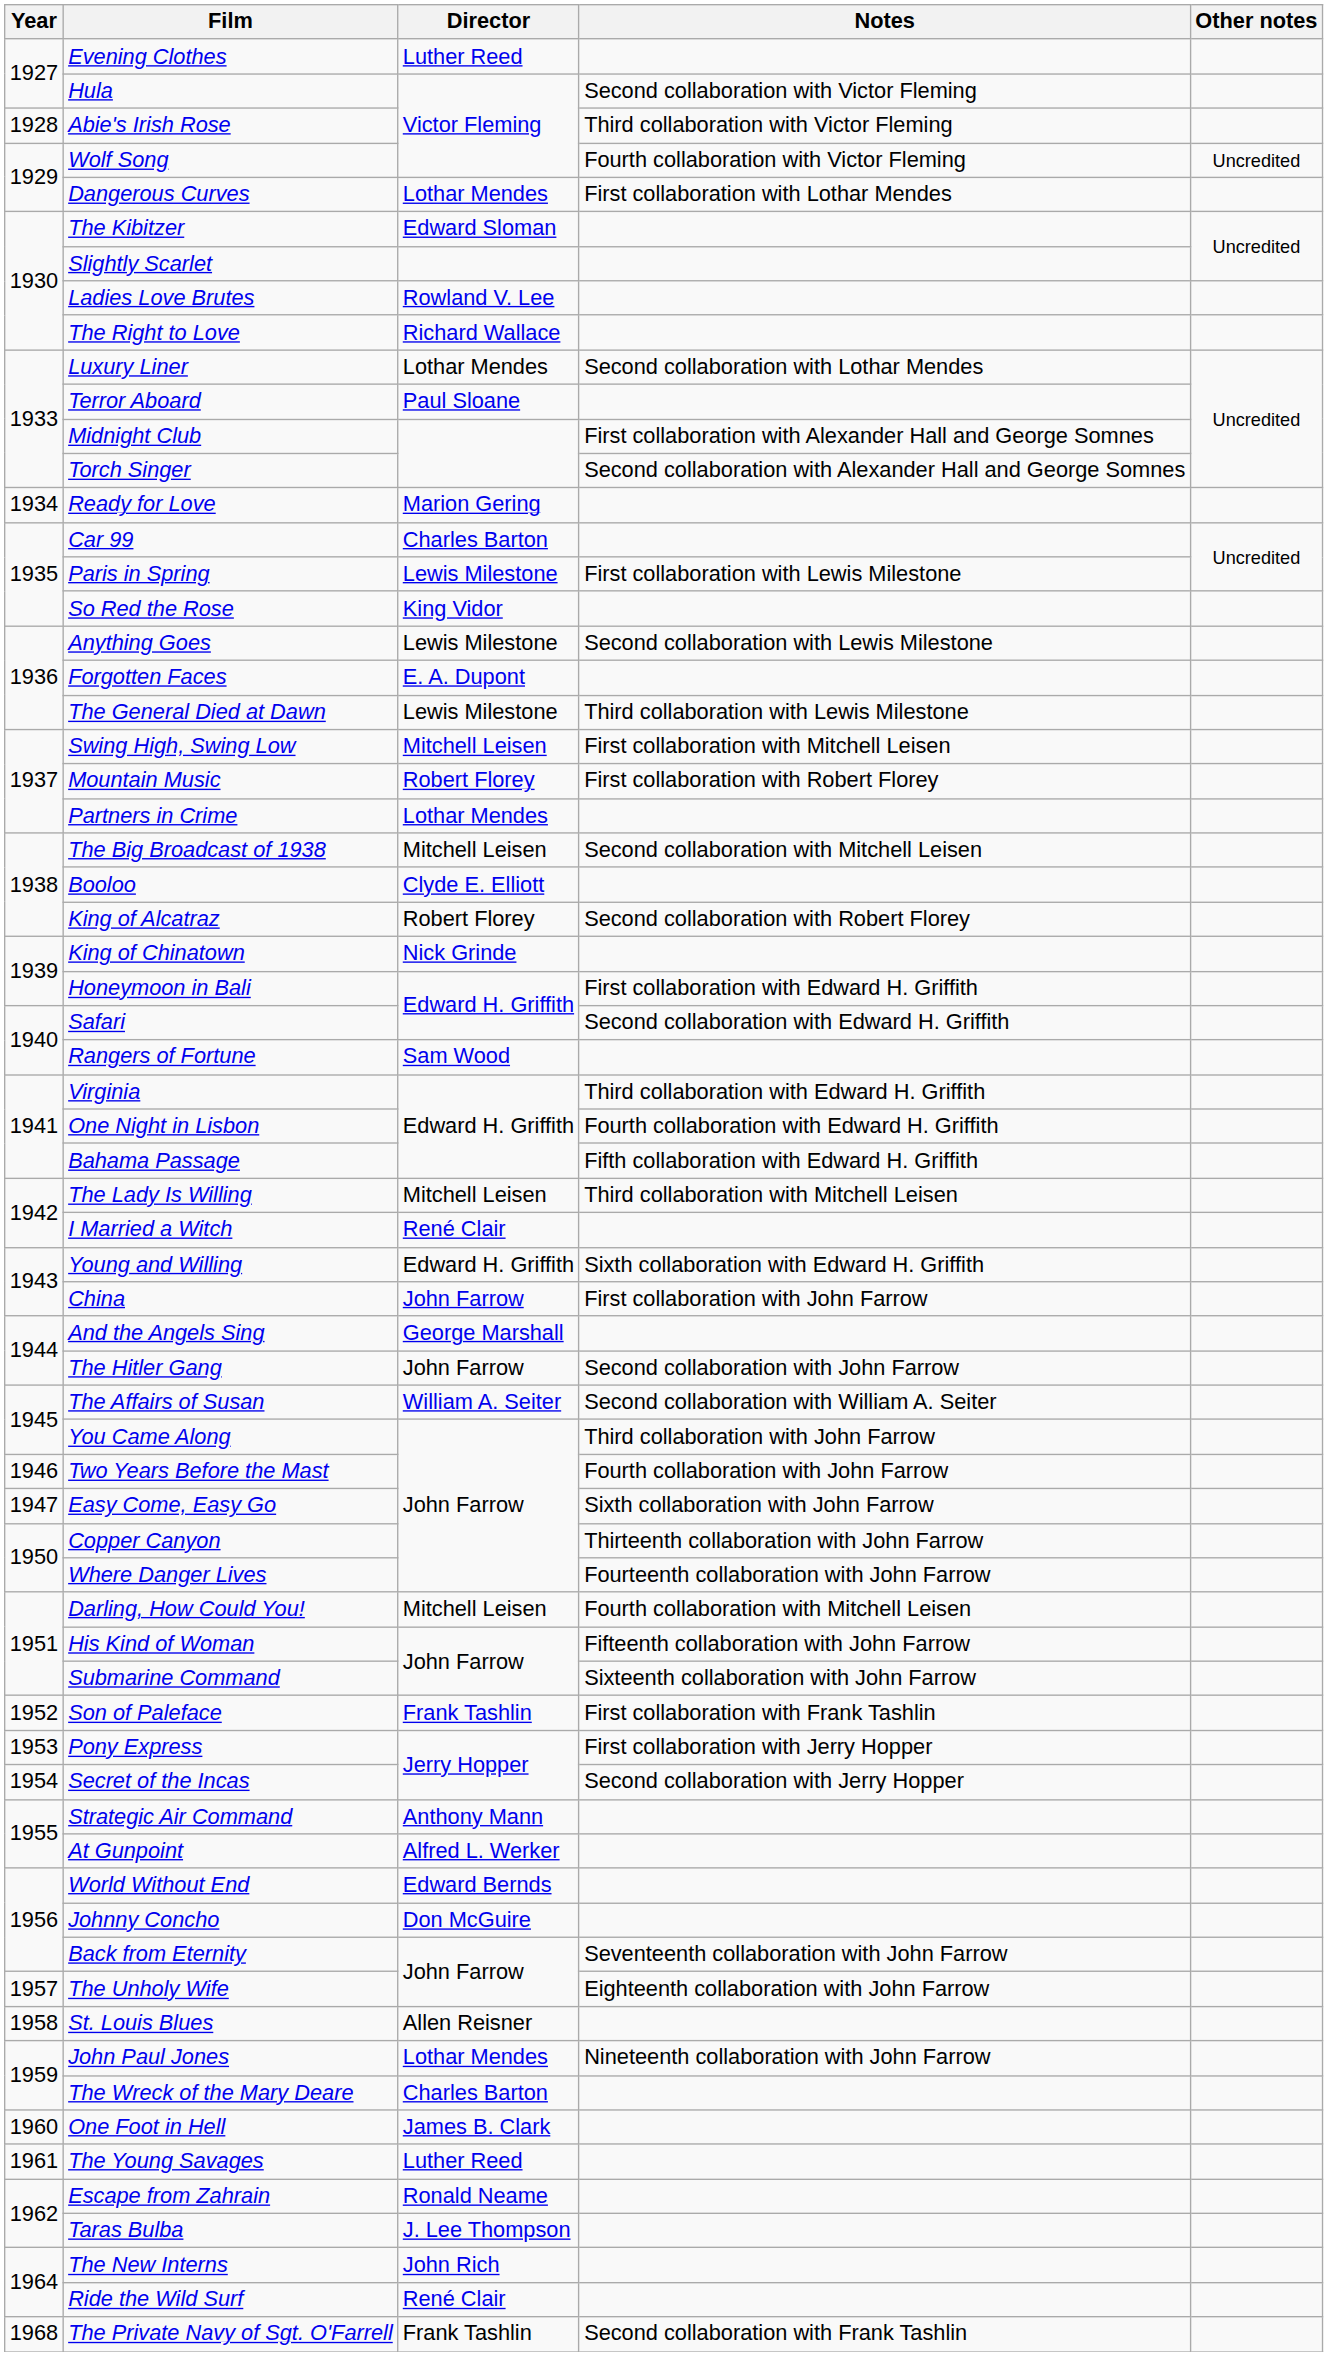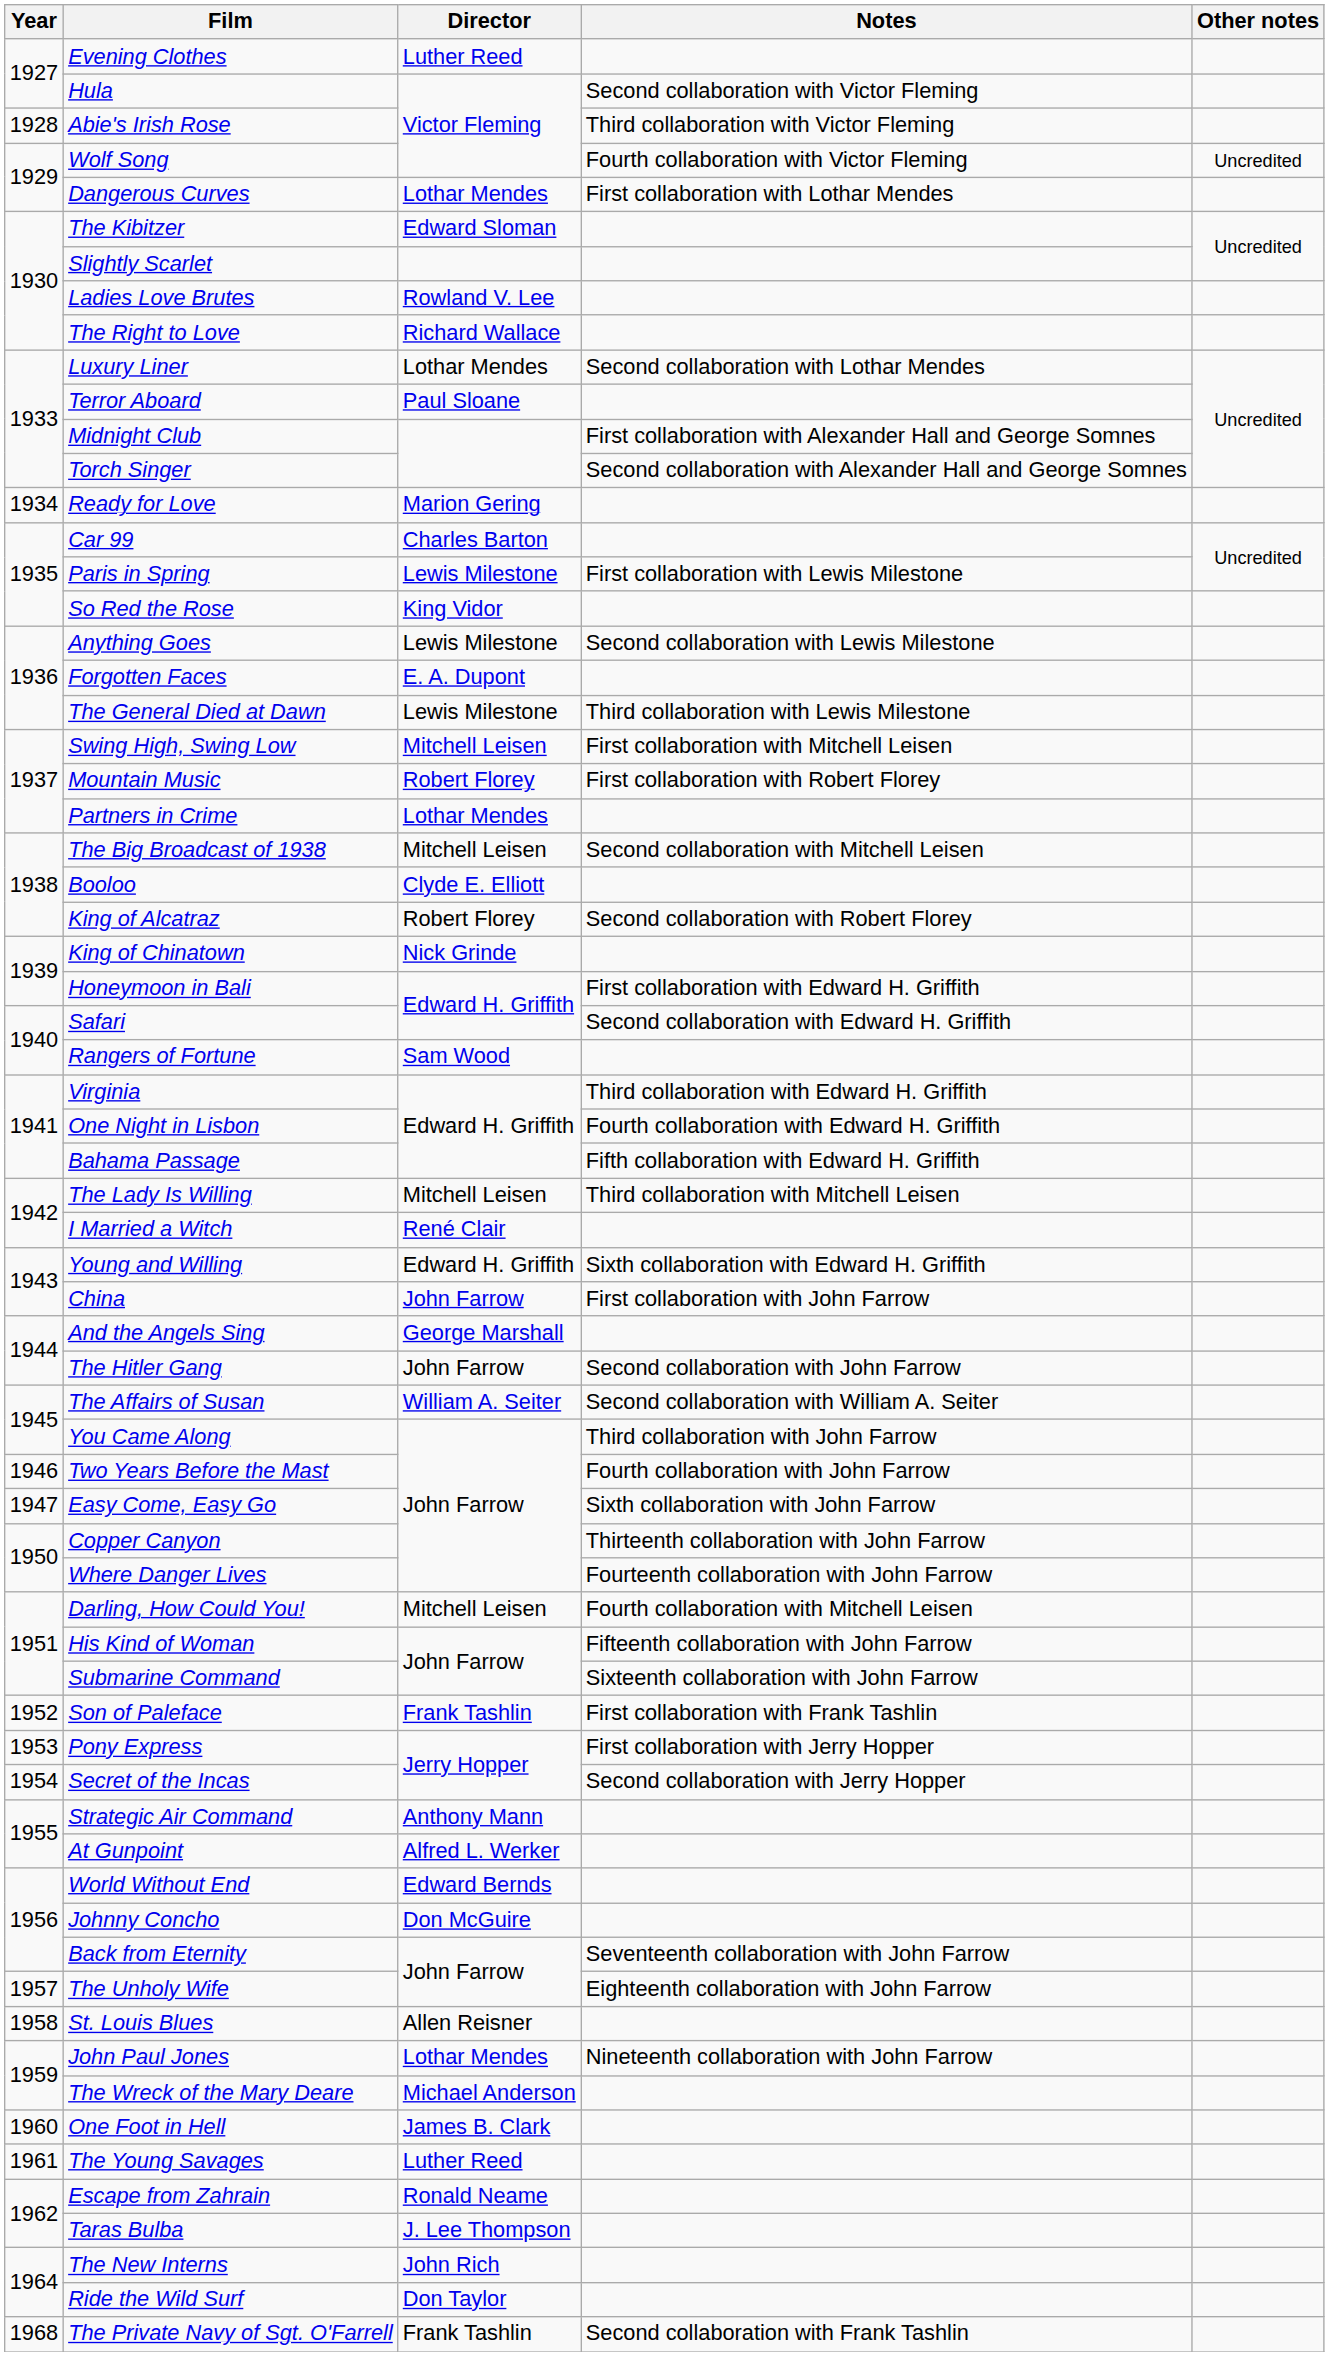(475, 2092) Charles Barton -> (489, 2092) Michael Anderson
(454, 2299) René Clair -> (455, 2299) Don Taylor
